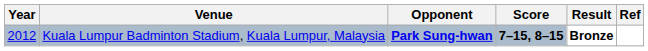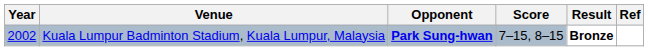(22, 36) 2012 -> (22, 36) 2002
(531, 36) bold -> (531, 36) normal
